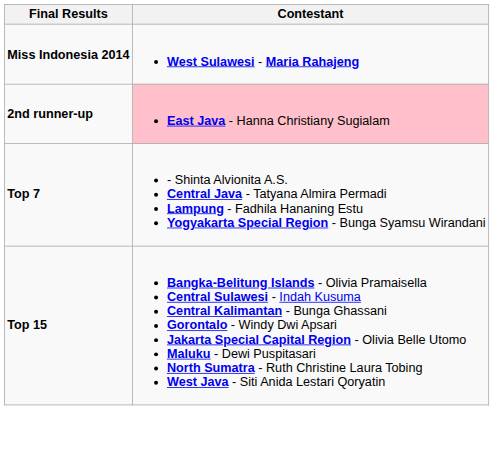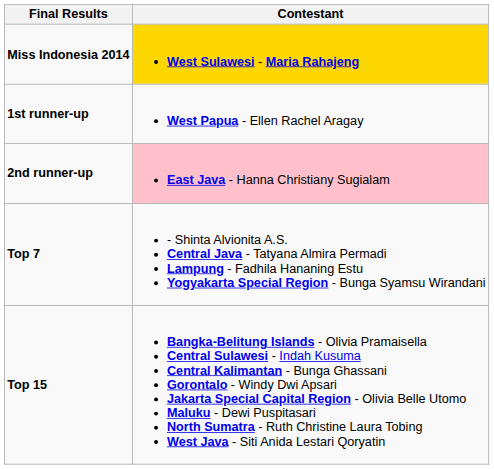(311, 61) no background -> (311, 61) gold background
+ row: (48, 113)
